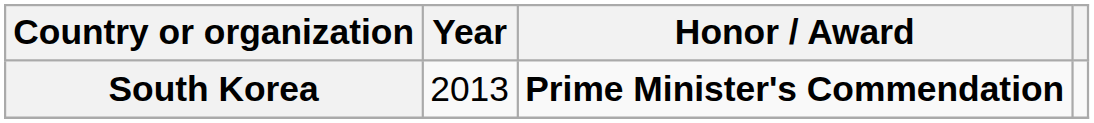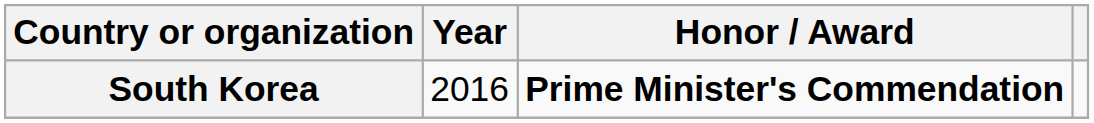(470, 88) 2013 -> (470, 88) 2016
